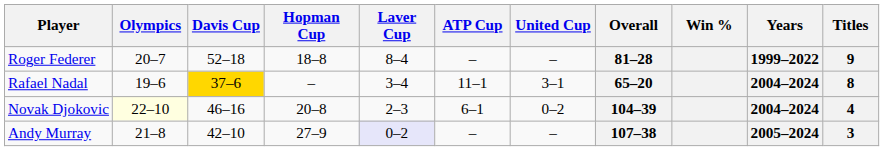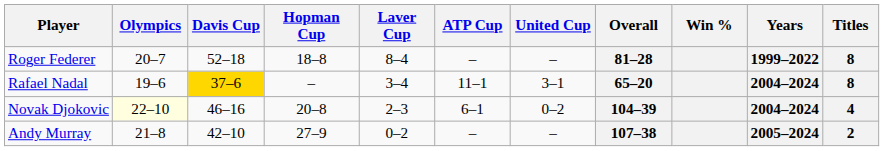(851, 58) 9 -> (851, 58) 8
(397, 132) lavender background -> (397, 132) no background
(851, 132) 3 -> (851, 132) 2
